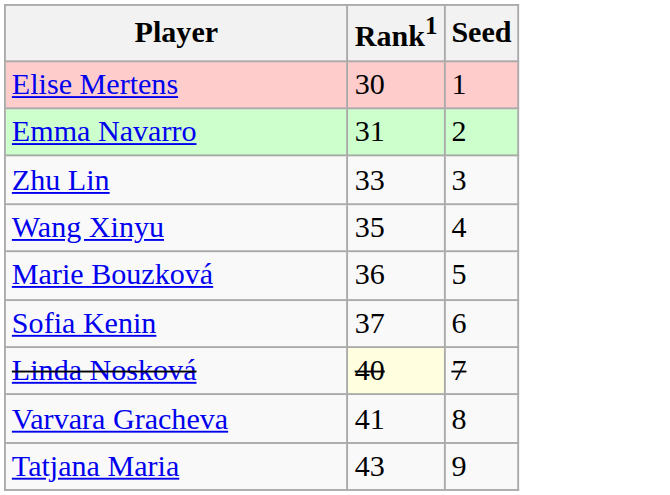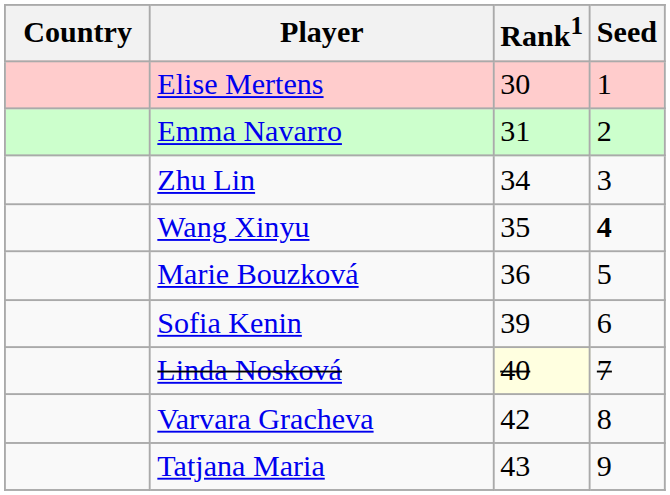+ column: (78, 32)
(370, 179) 33 -> (515, 179) 34
(459, 227) normal -> (604, 227) bold
(370, 322) 37 -> (515, 322) 39
(370, 418) 41 -> (515, 418) 42
